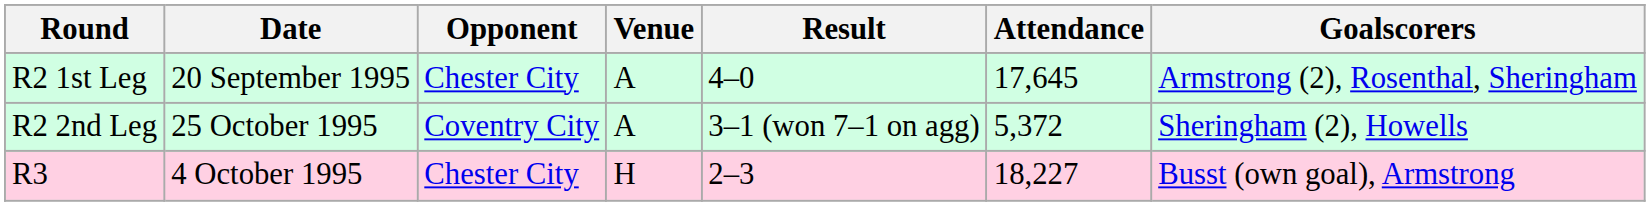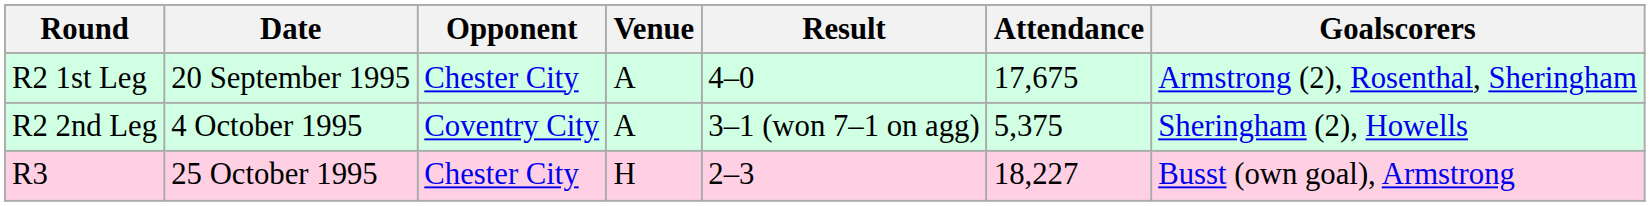(1036, 77) 17,645 -> (1036, 77) 17,675
(274, 126) 25 October 1995 -> (267, 126) 4 October 1995
(1028, 126) 5,372 -> (1028, 126) 5,375
(267, 175) 4 October 1995 -> (274, 175) 25 October 1995
